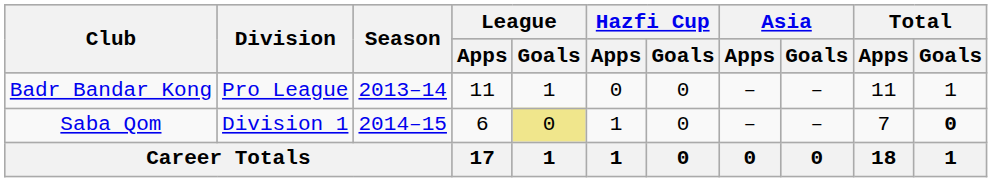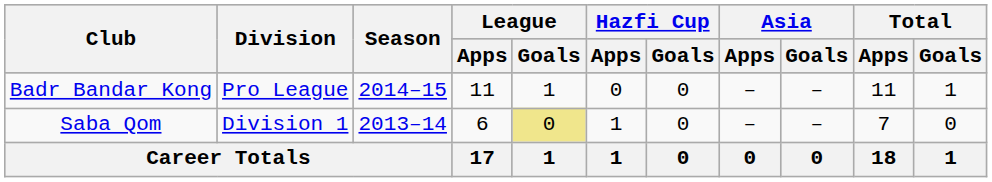(403, 91) 2013–14 -> (403, 91) 2014–15
(403, 125) 2014–15 -> (403, 125) 2013–14
(951, 125) bold -> (951, 125) normal
